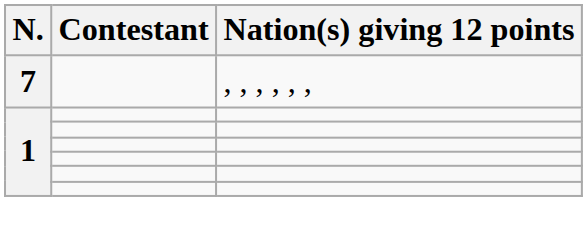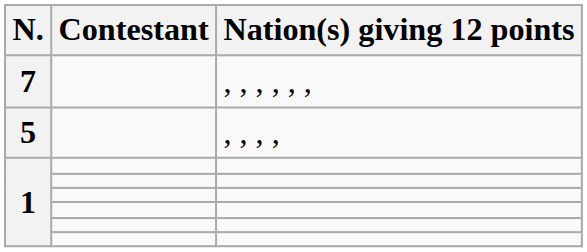+ row: (28, 132)
